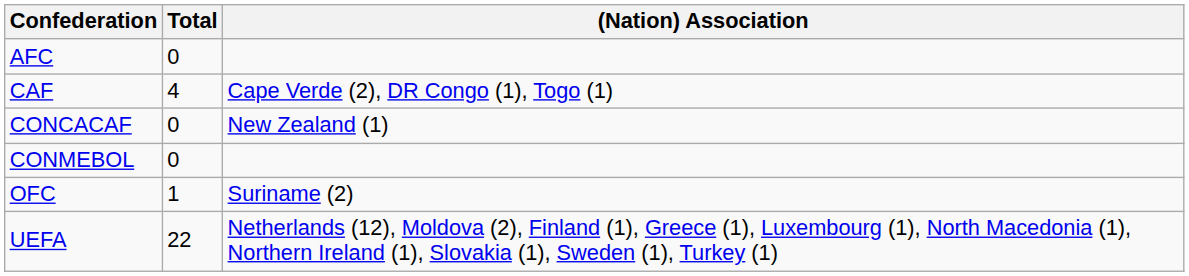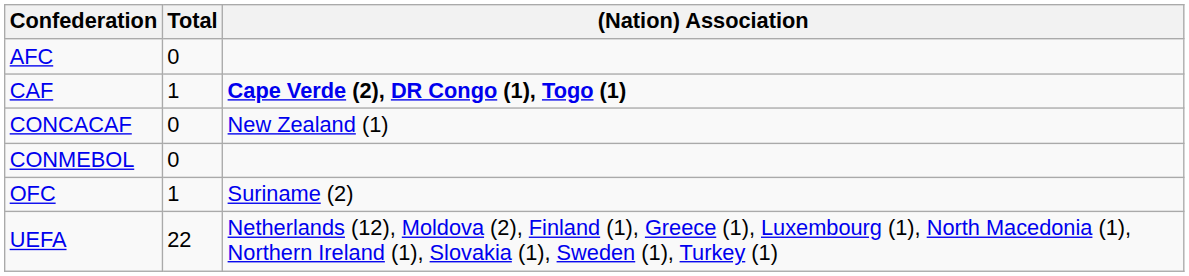(173, 90) 4 -> (173, 90) 1
(420, 90) normal -> (427, 90) bold
